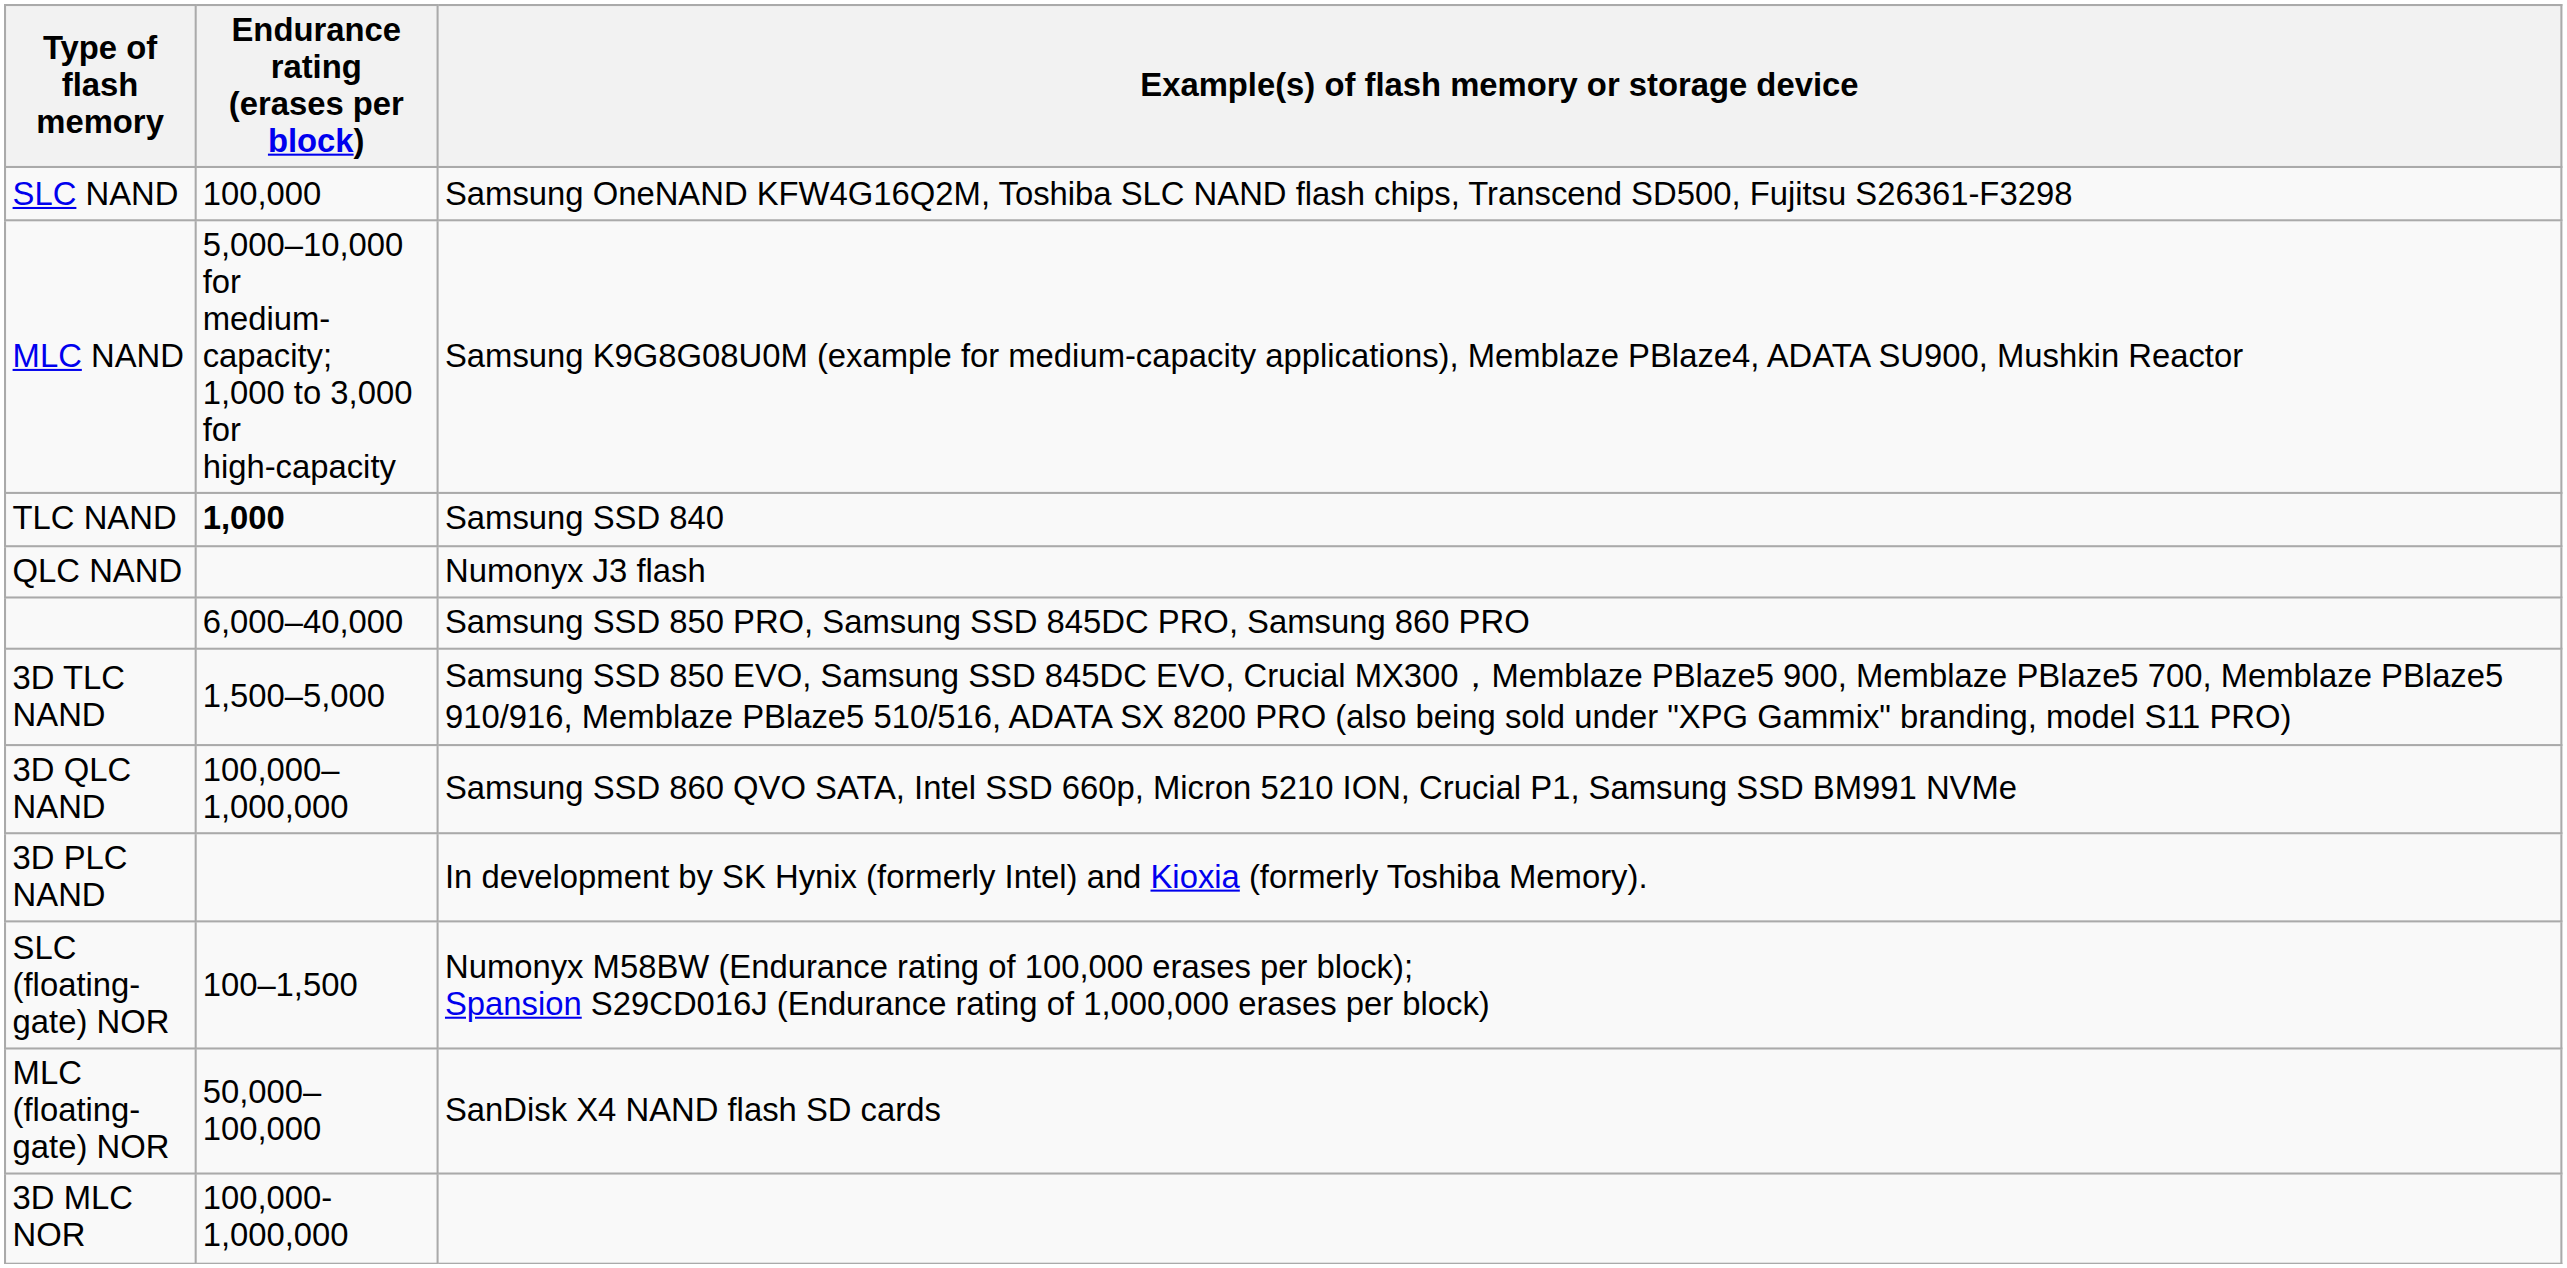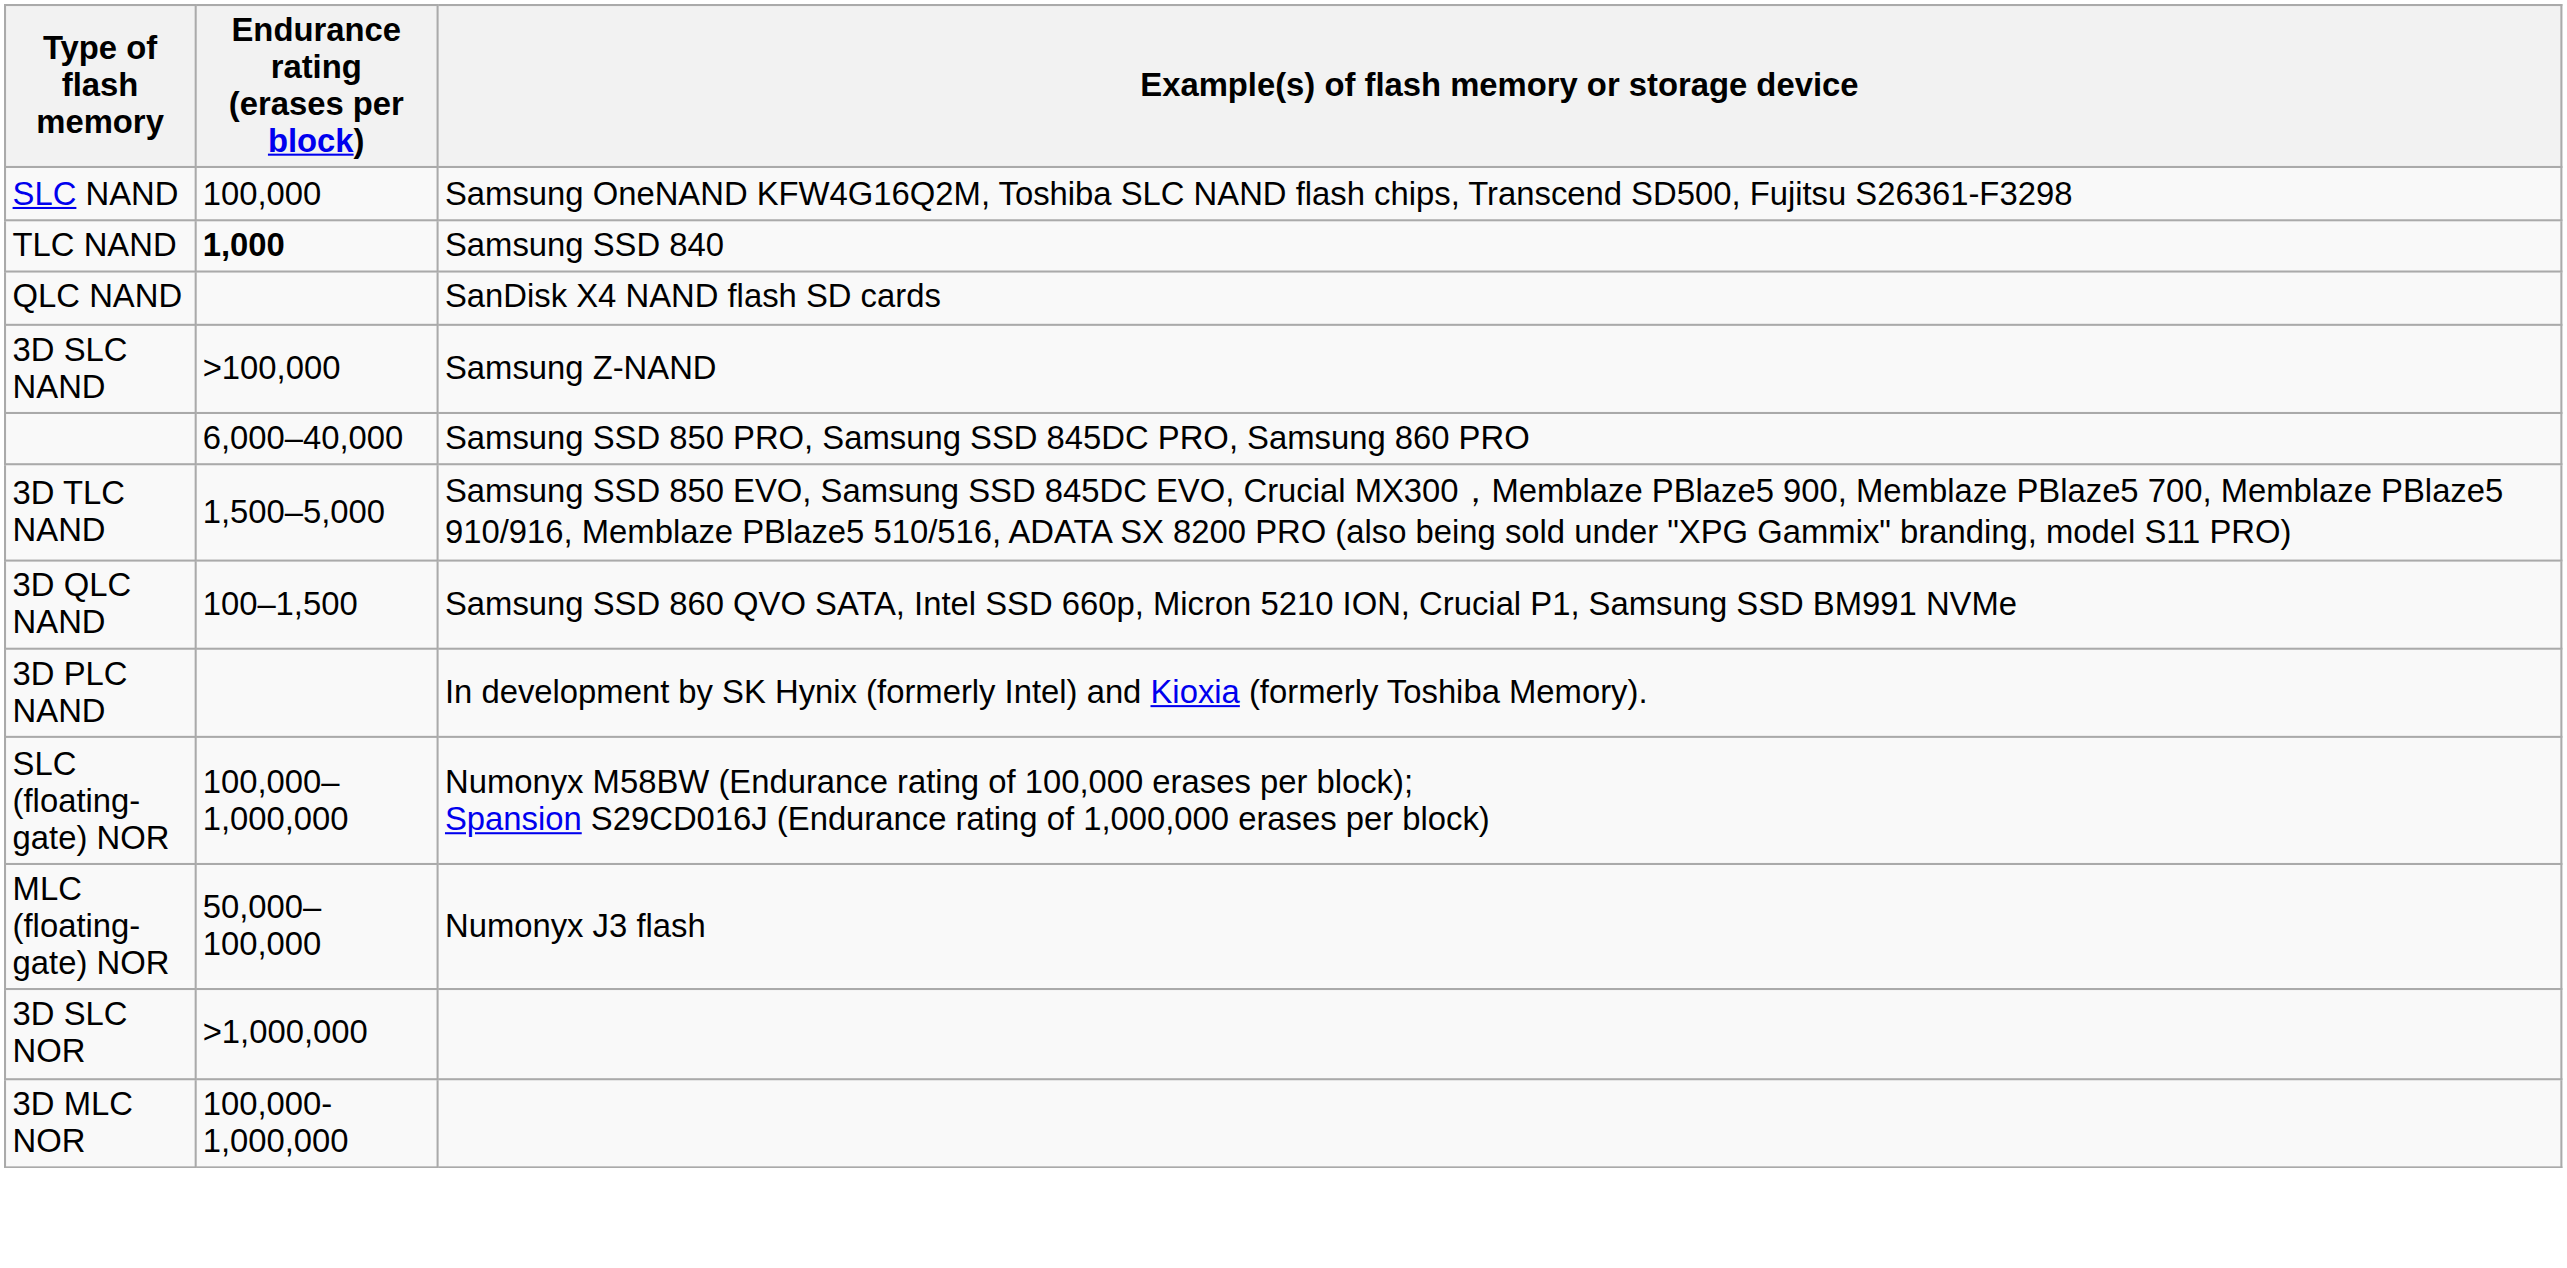- row: (98, 355)
(575, 570) Numonyx J3 flash -> (693, 297) SanDisk X4 NAND flash SD cards
+ row: (70, 367)
(276, 788) 100,000–1,000,000 -> (280, 603) 100–1,500
(280, 984) 100–1,500 -> (276, 800) 100,000–1,000,000
(693, 1110) SanDisk X4 NAND flash SD cards -> (575, 925) Numonyx J3 flash
+ row: (70, 1033)
